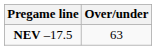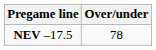(116, 34) 63 -> (116, 34) 78
